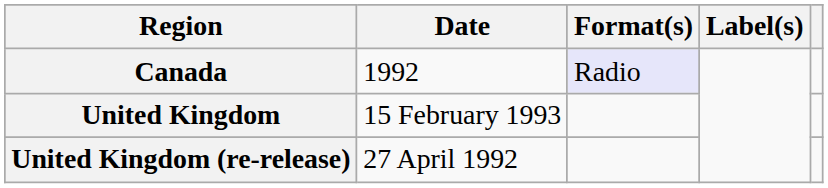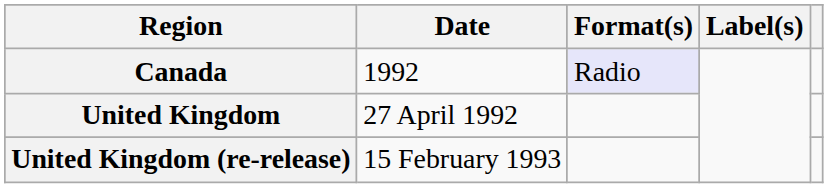(462, 114) 15 February 1993 -> (441, 114) 27 April 1992
(441, 159) 27 April 1992 -> (462, 159) 15 February 1993
